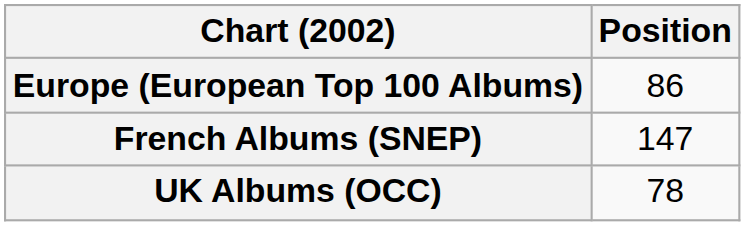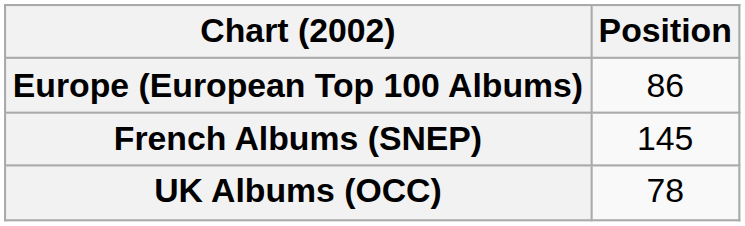(665, 138) 147 -> (665, 138) 145
